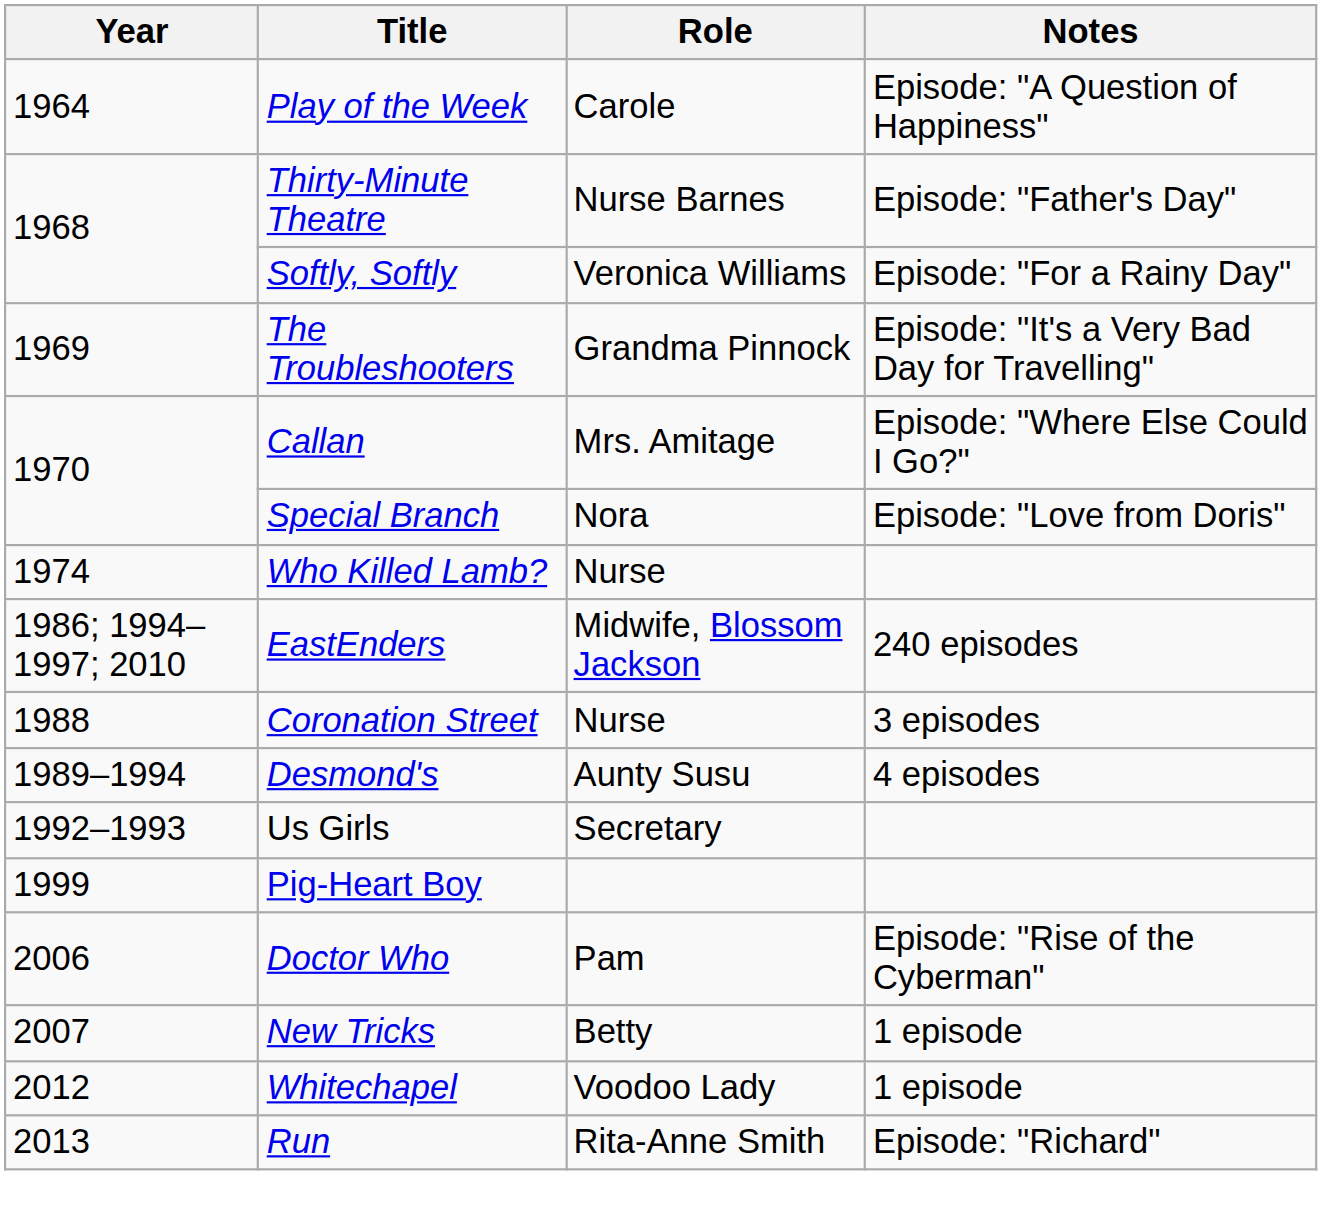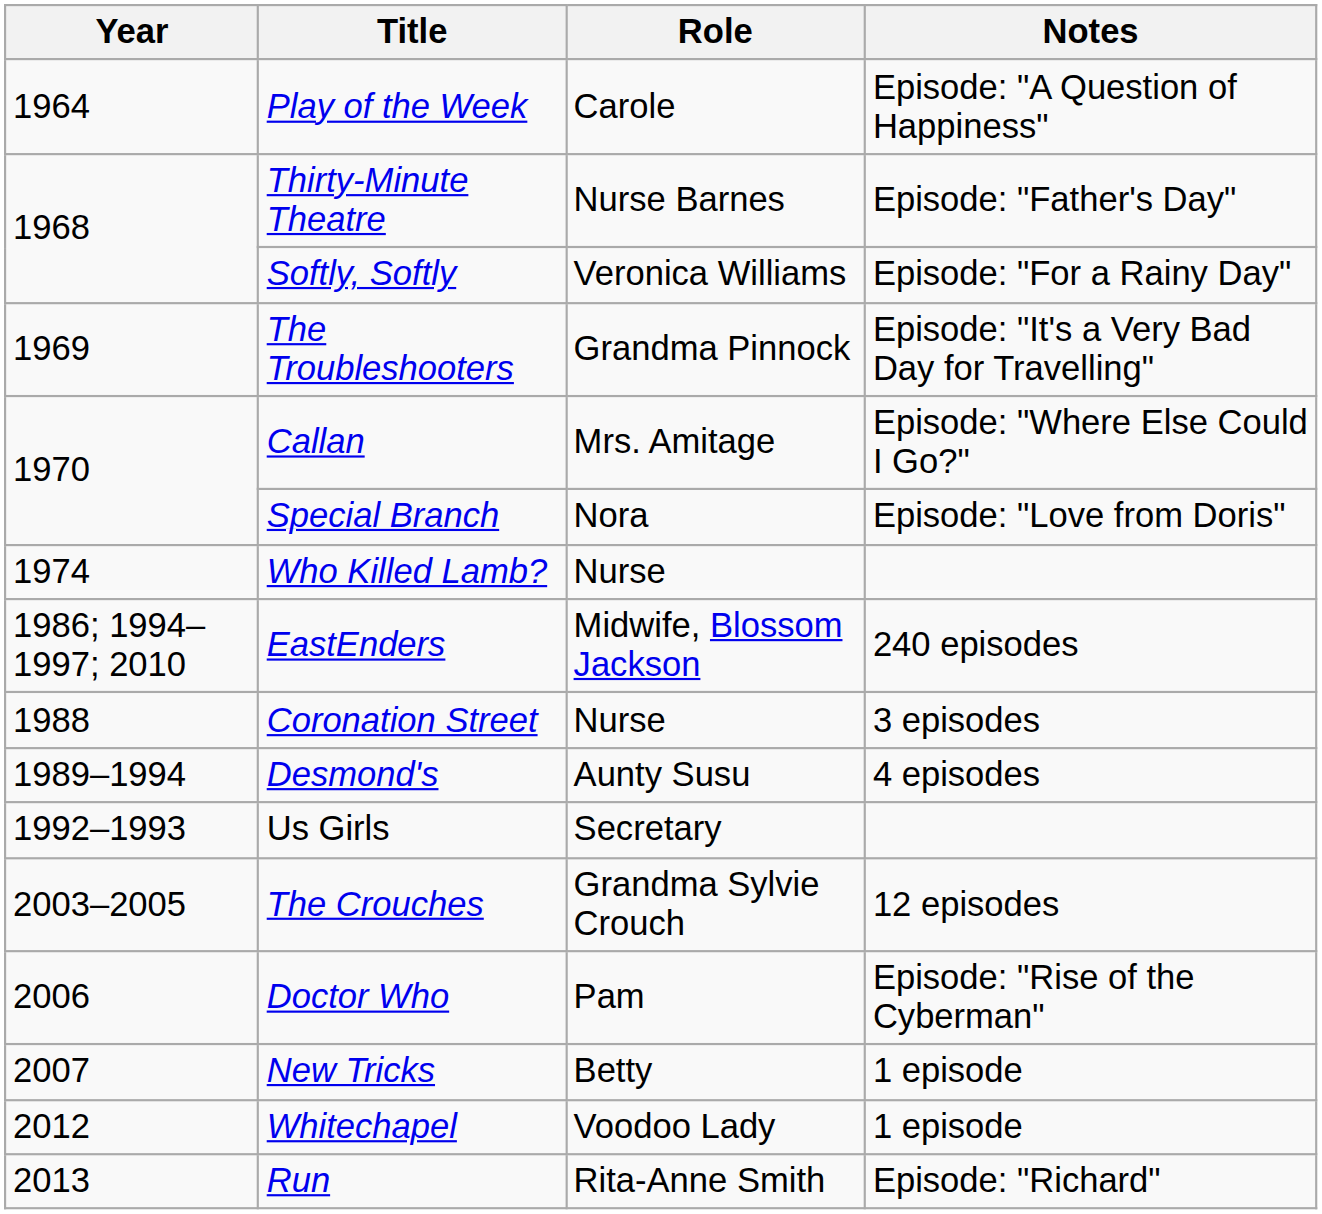- row: (374, 884)
+ row: (375, 903)
